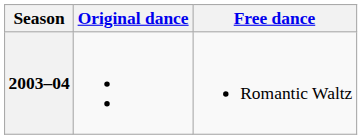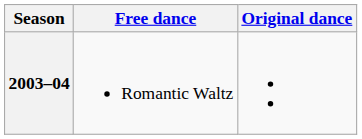columns swapped: (133, 18) <-> (274, 18)
